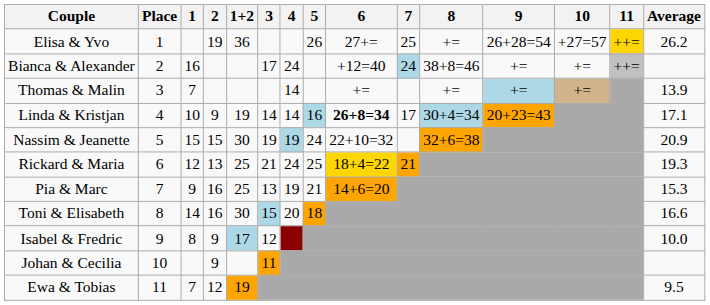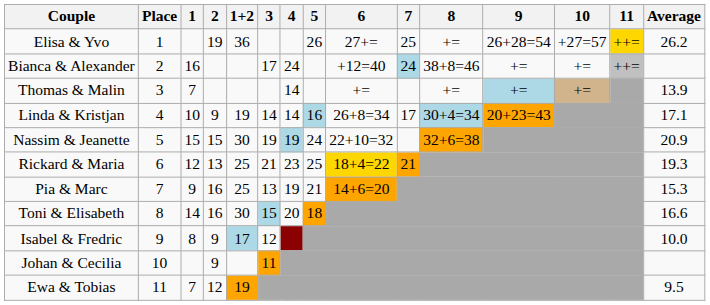(361, 115) bold -> (361, 115) normal
(292, 164) 24 -> (292, 164) 23
